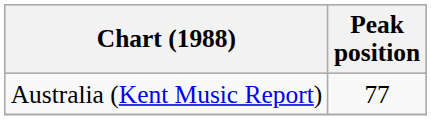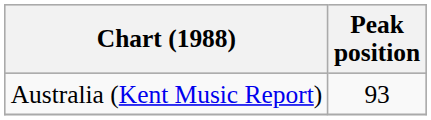(377, 93) 77 -> (377, 93) 93
